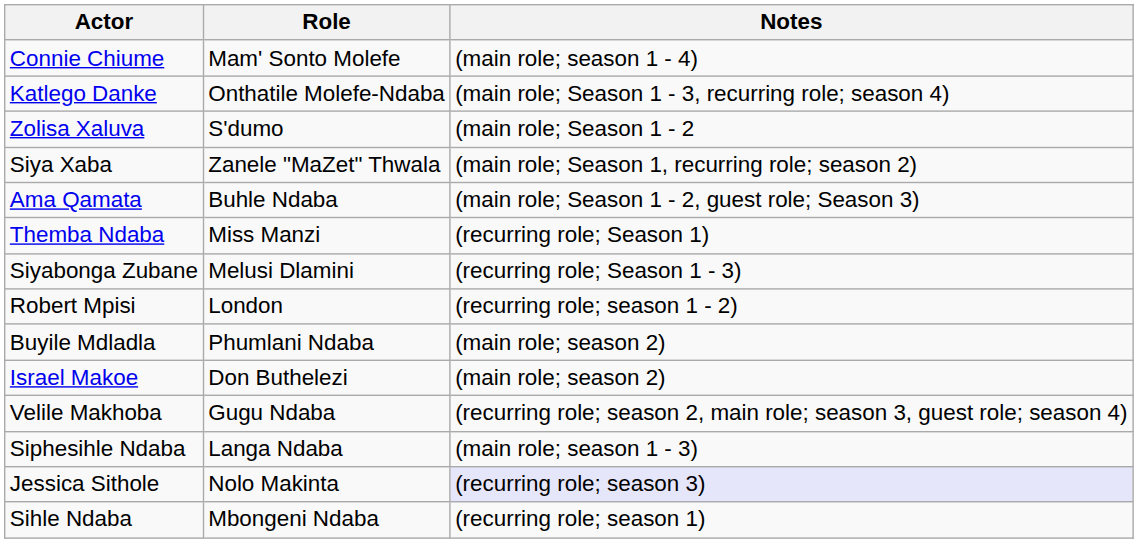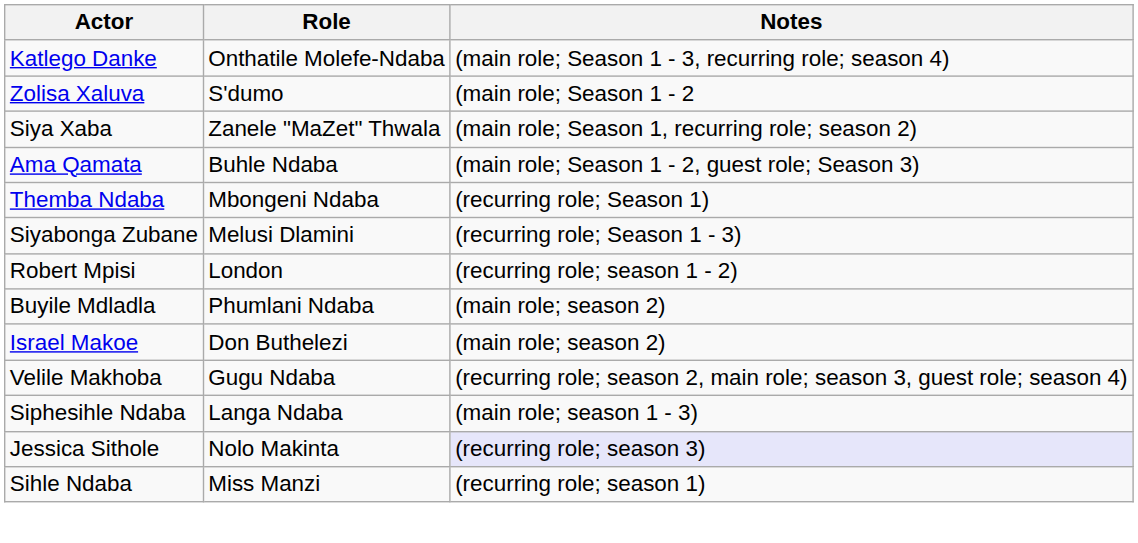- row: (87, 57)
(264, 235) Miss Manzi -> (294, 199) Mbongeni Ndaba
(294, 519) Mbongeni Ndaba -> (264, 484) Miss Manzi
